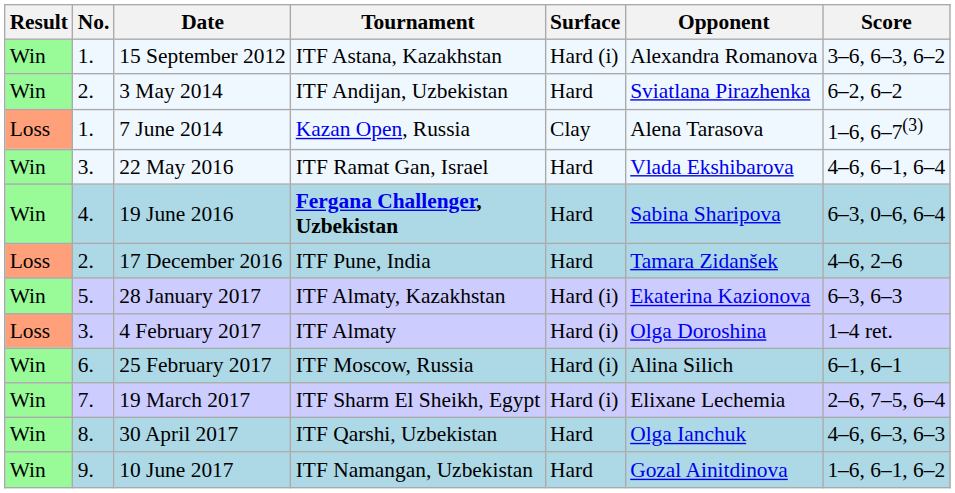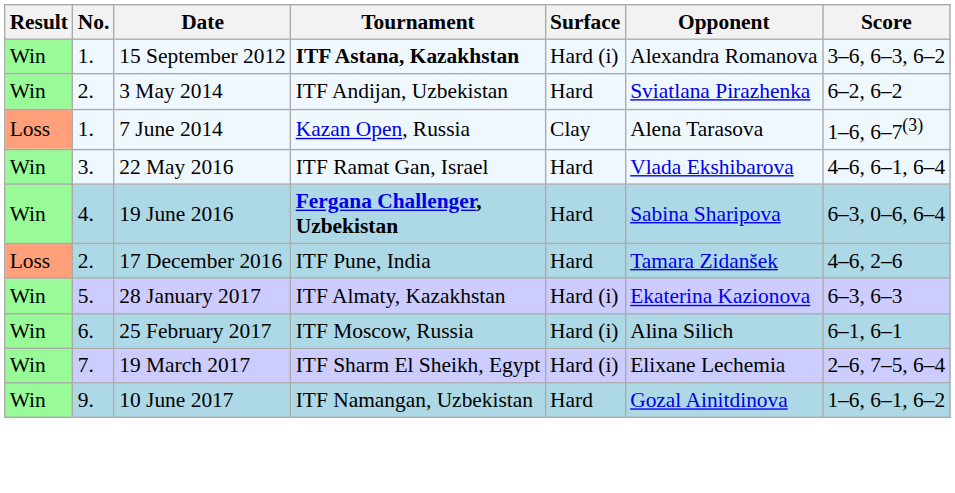(399, 56) normal -> (407, 56) bold
- row: (190, 330)
- row: (179, 434)
